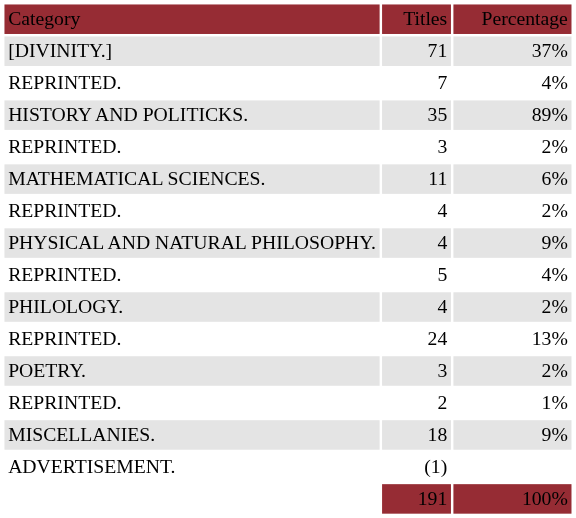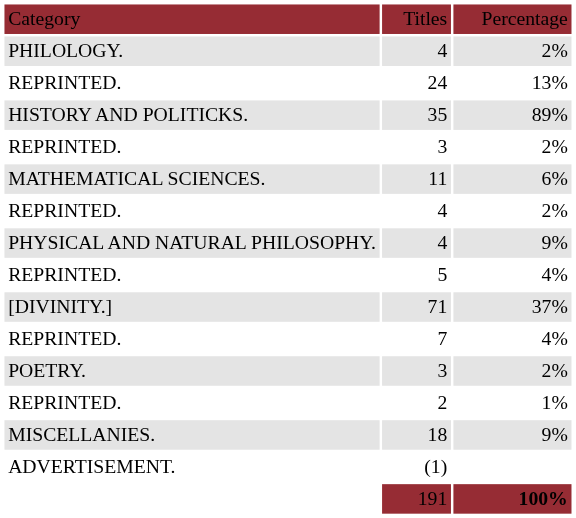rows swapped: (60, 51) <-> (66, 306)
rows swapped: (65, 338) <-> (65, 83)
(545, 498) normal -> (543, 498) bold
